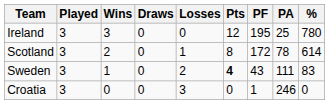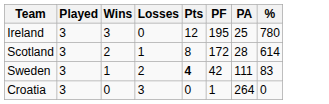- column: (156, 14)
(283, 52) 78 -> (241, 52) 28
(257, 71) 43 -> (215, 71) 42
(286, 90) 246 -> (244, 90) 264
